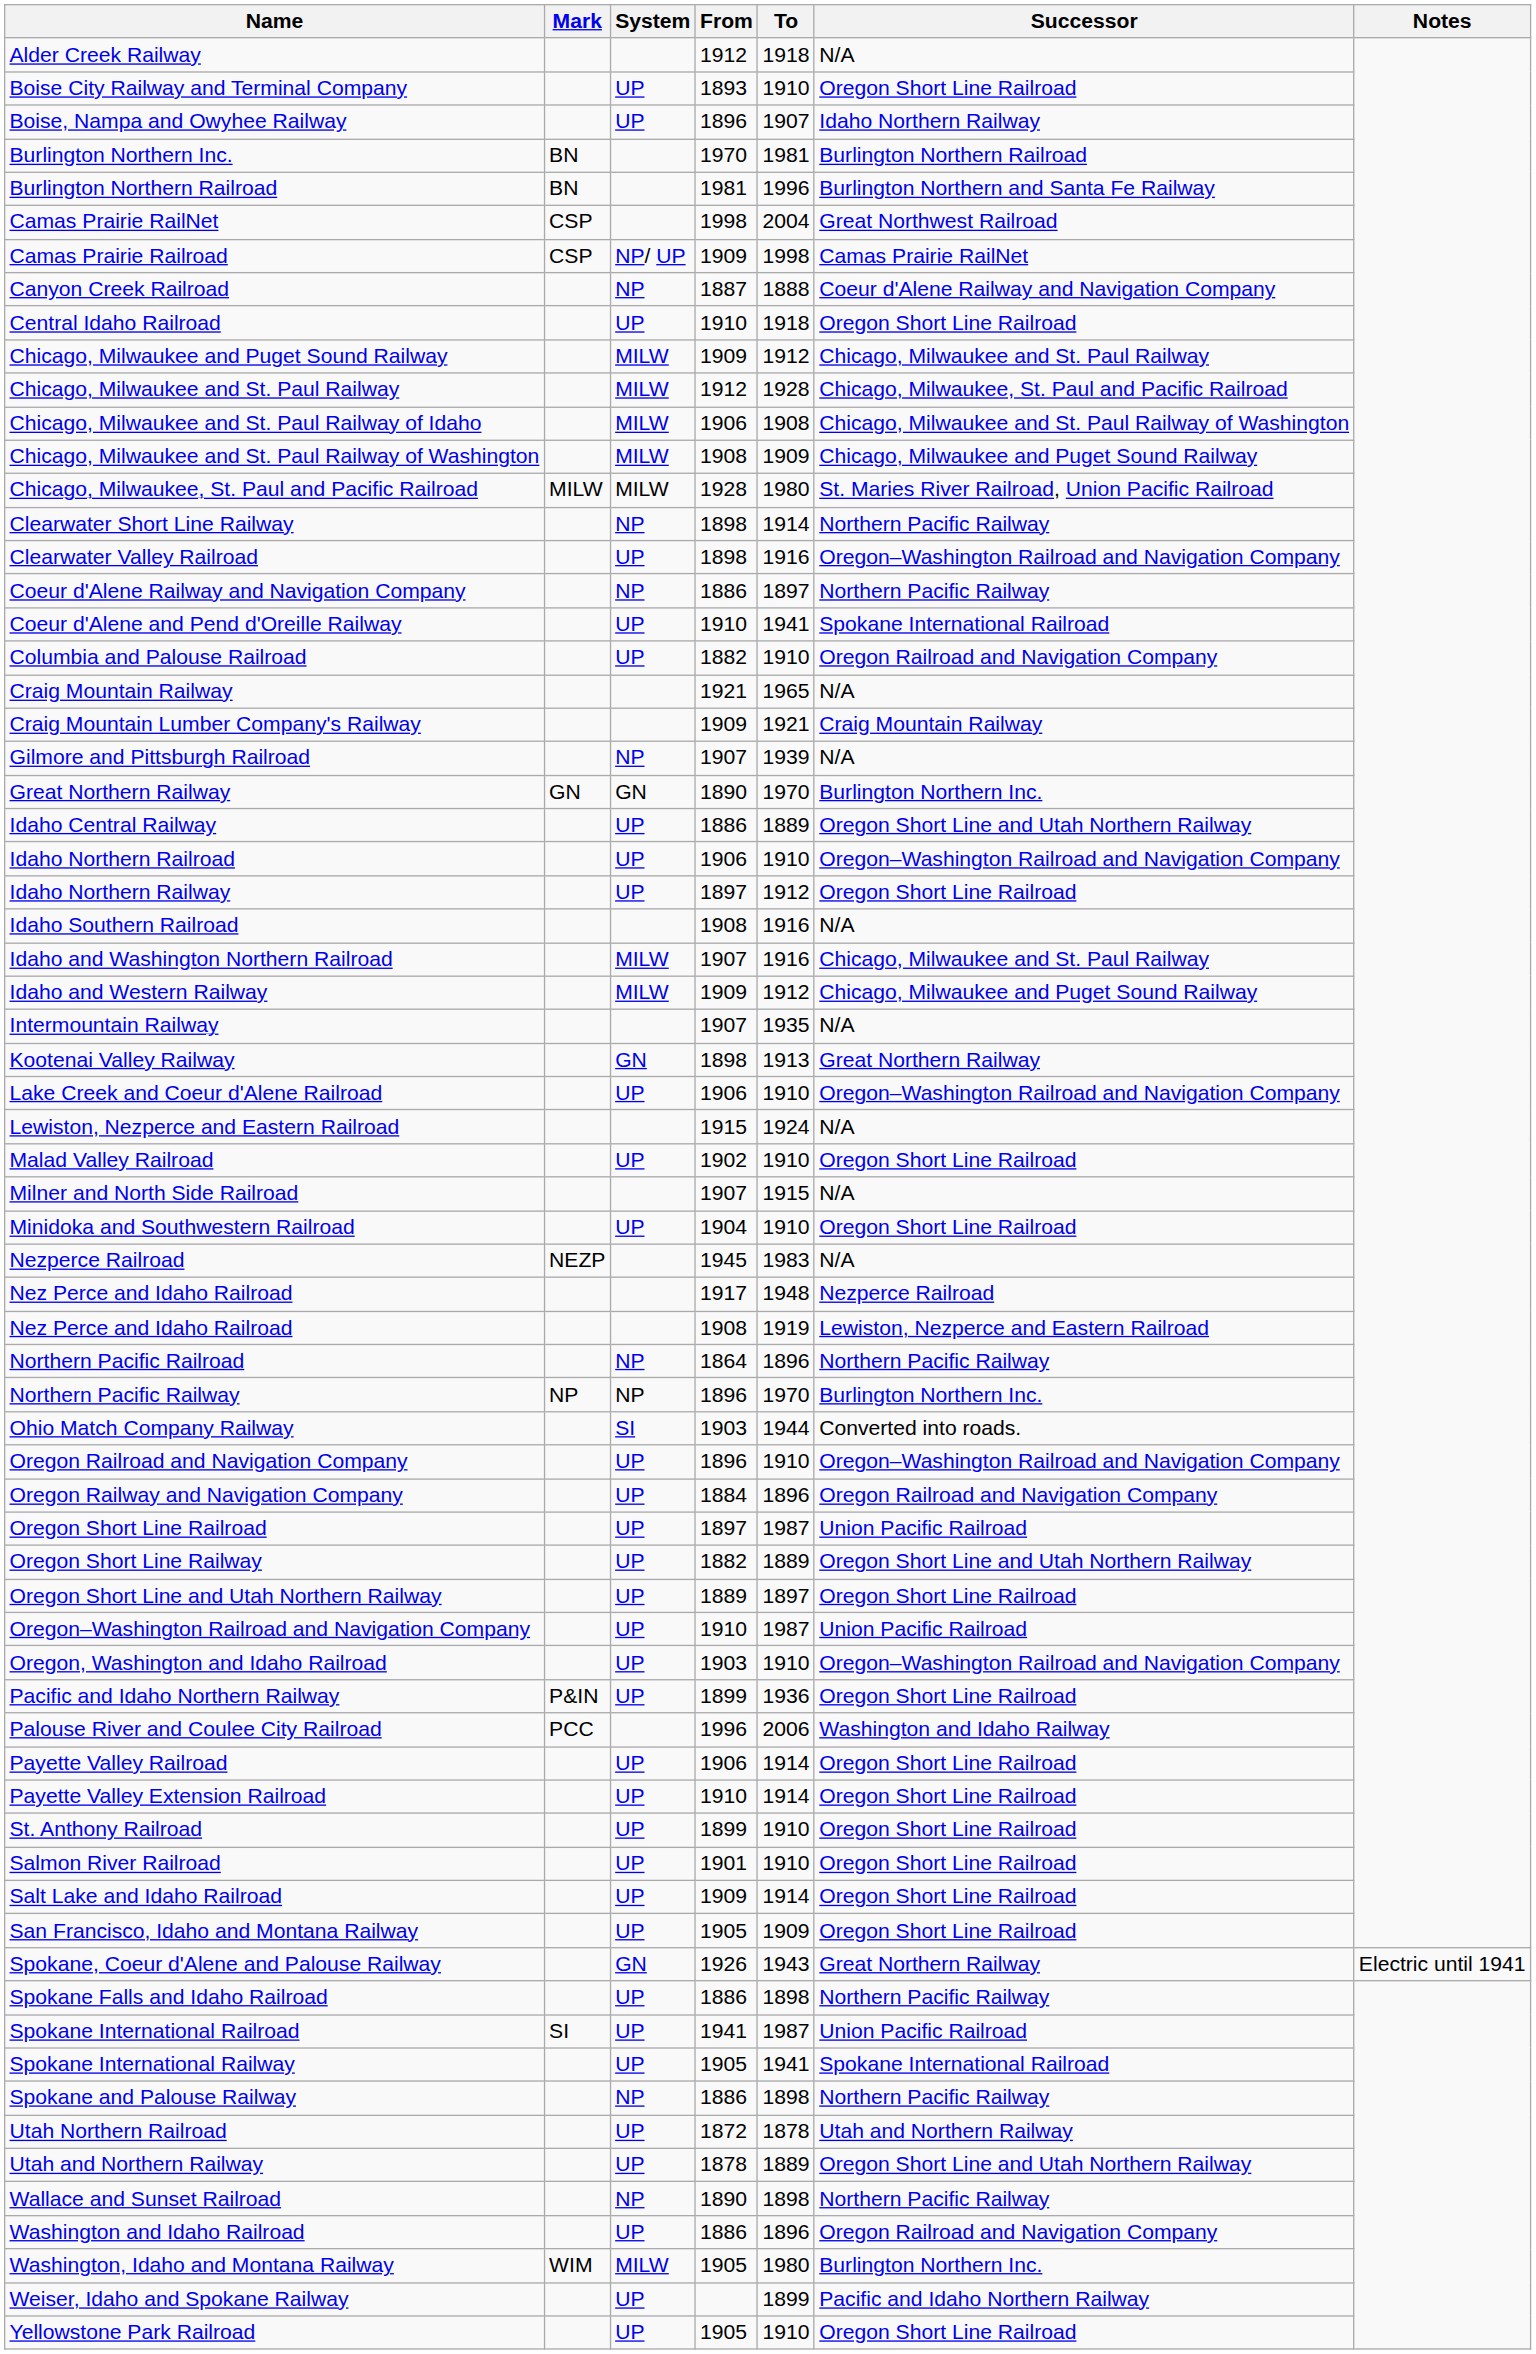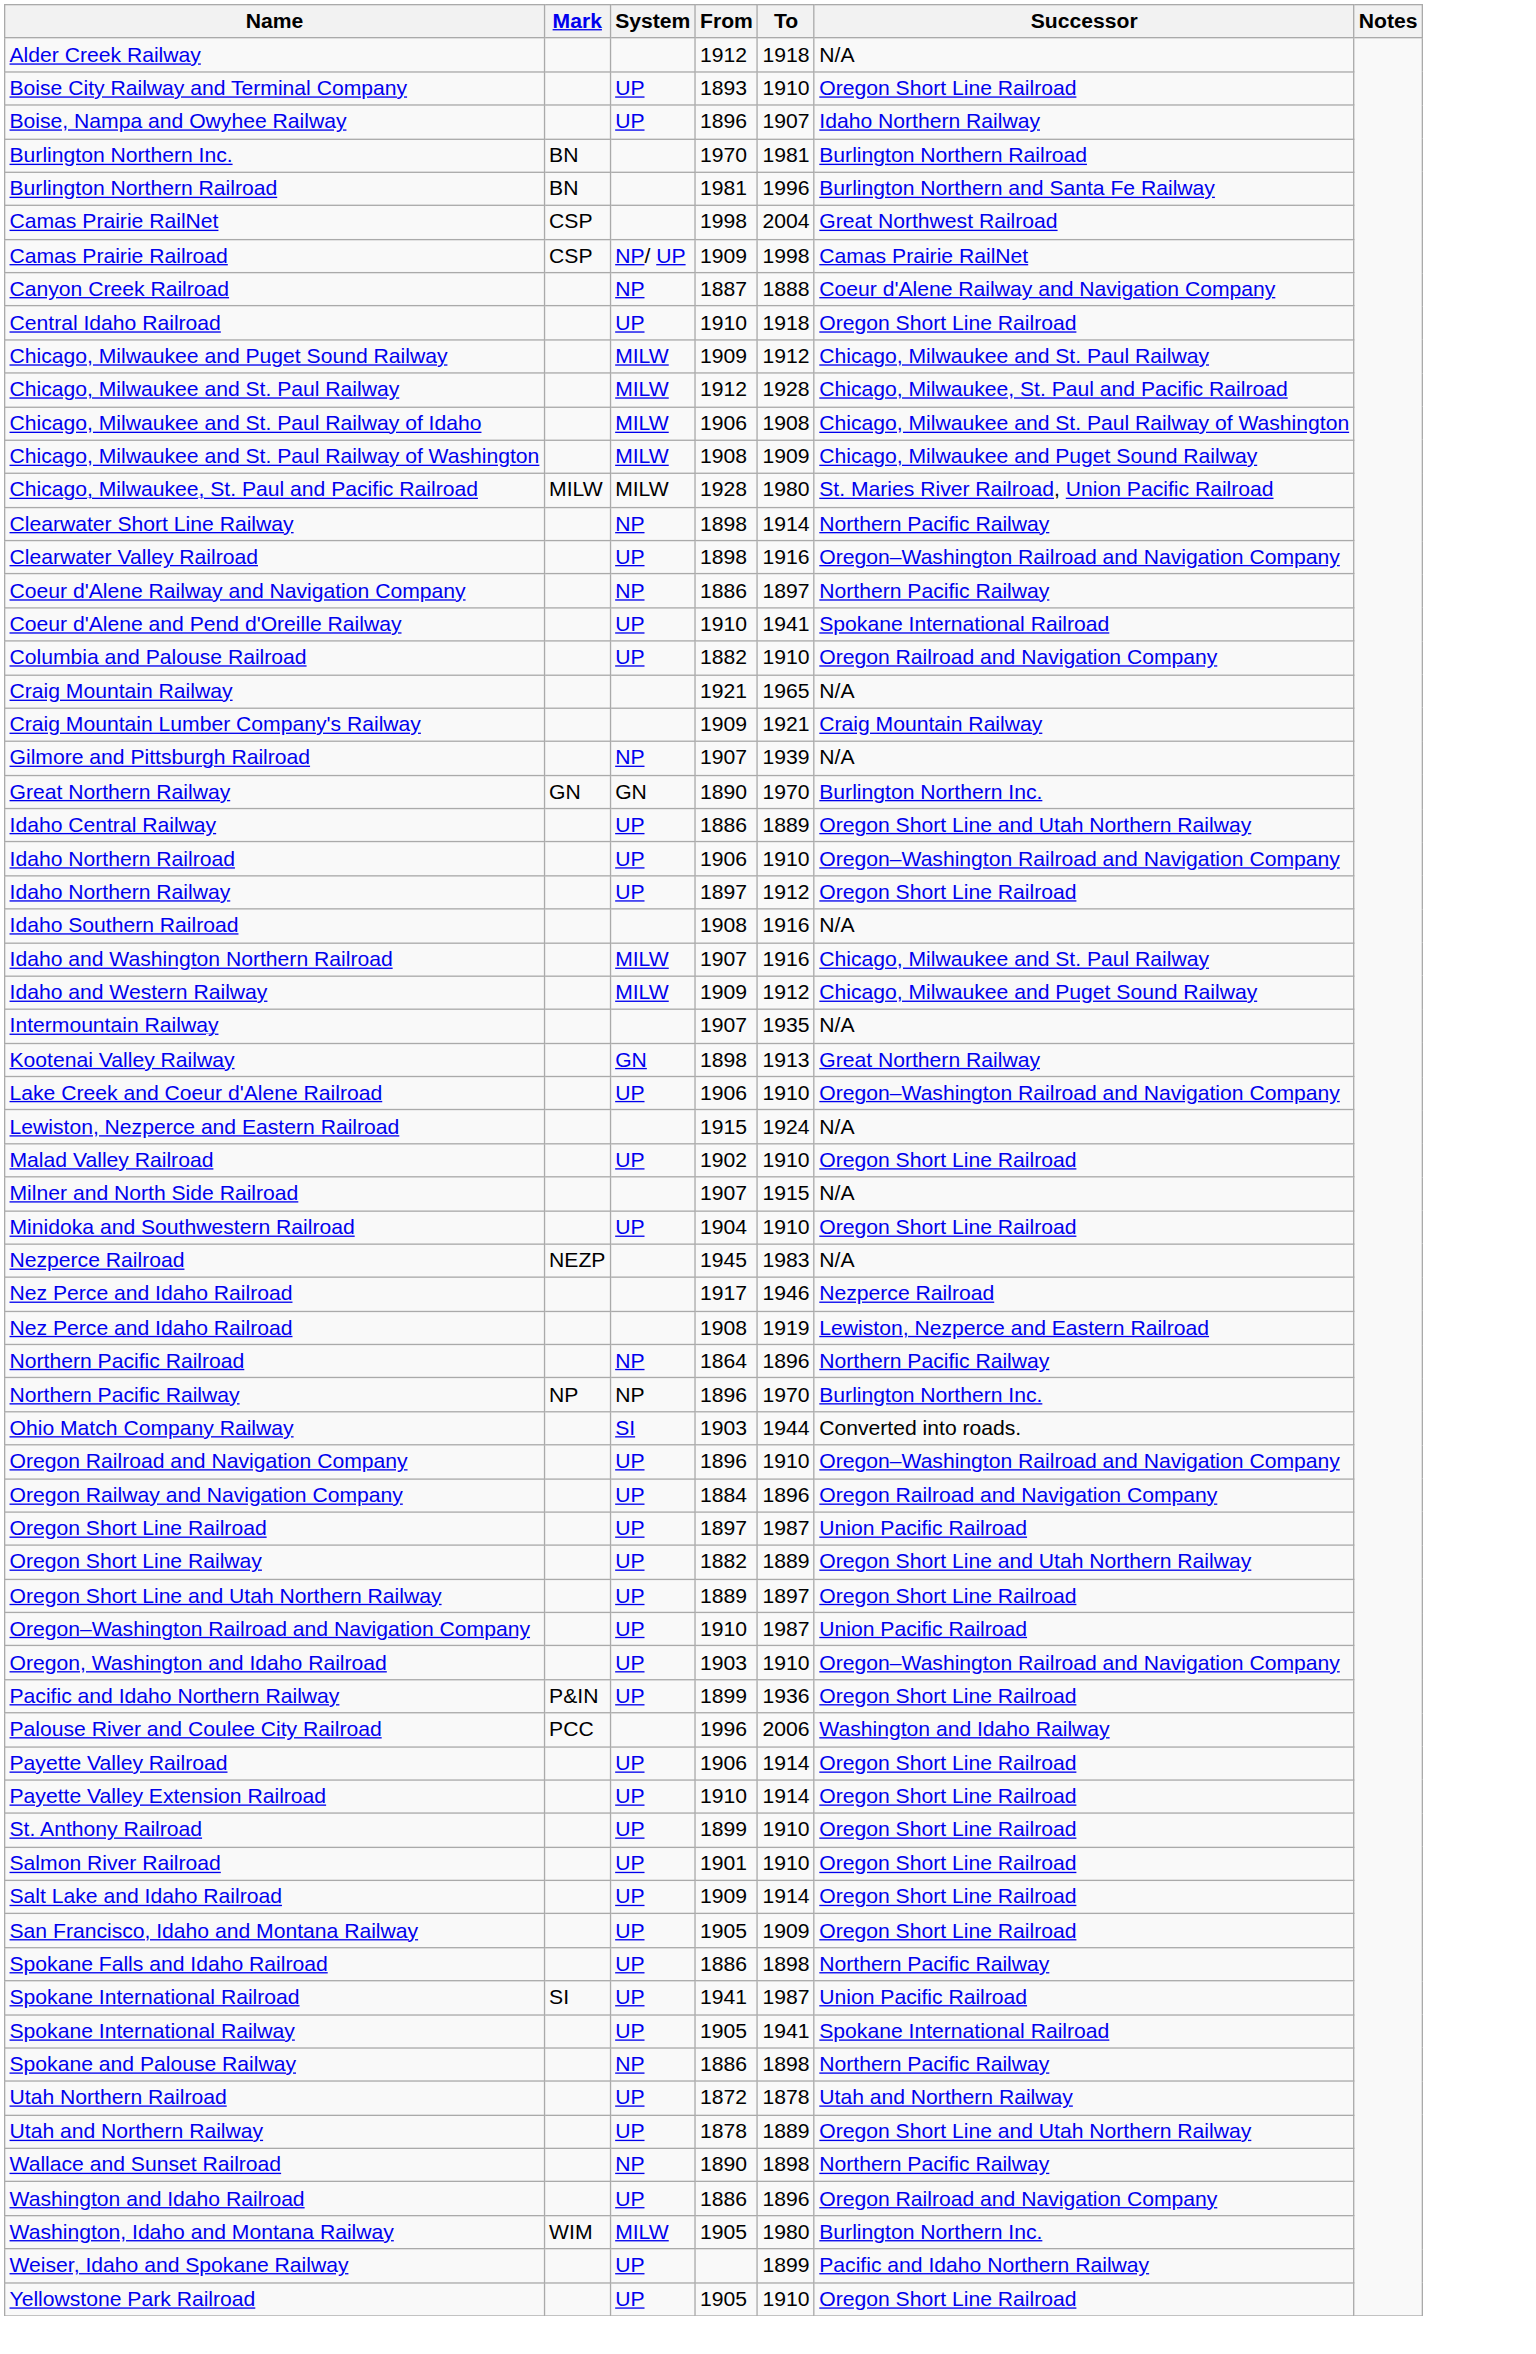(786, 1294) 1948 -> (786, 1294) 1946
- row: (225, 1963)
